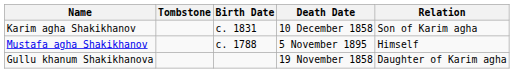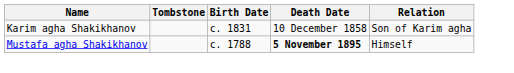(323, 44) normal -> (317, 44) bold
- row: (80, 60)
